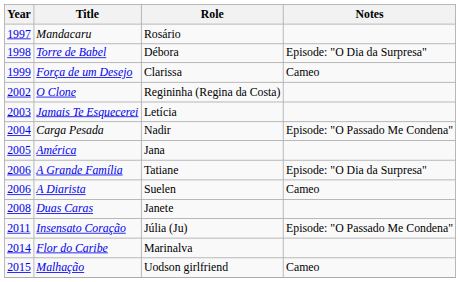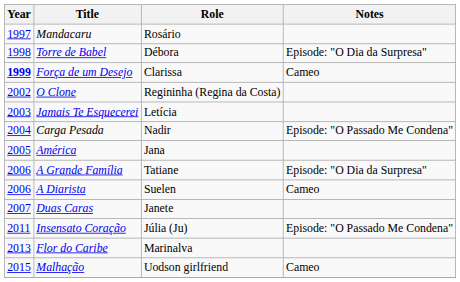(19, 73) normal -> (19, 73) bold
(19, 209) 2008 -> (19, 209) 2007
(19, 248) 2014 -> (19, 248) 2013
